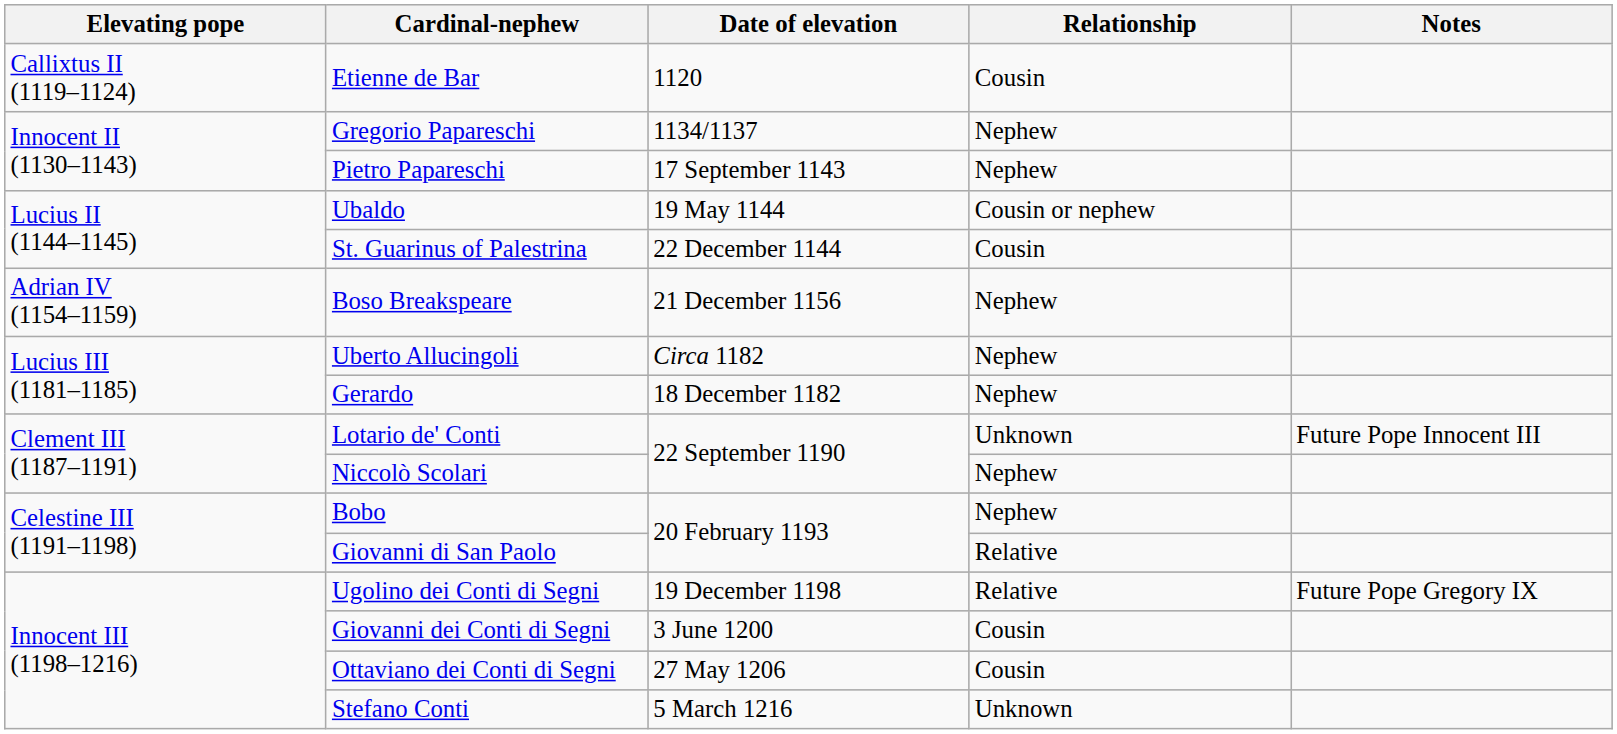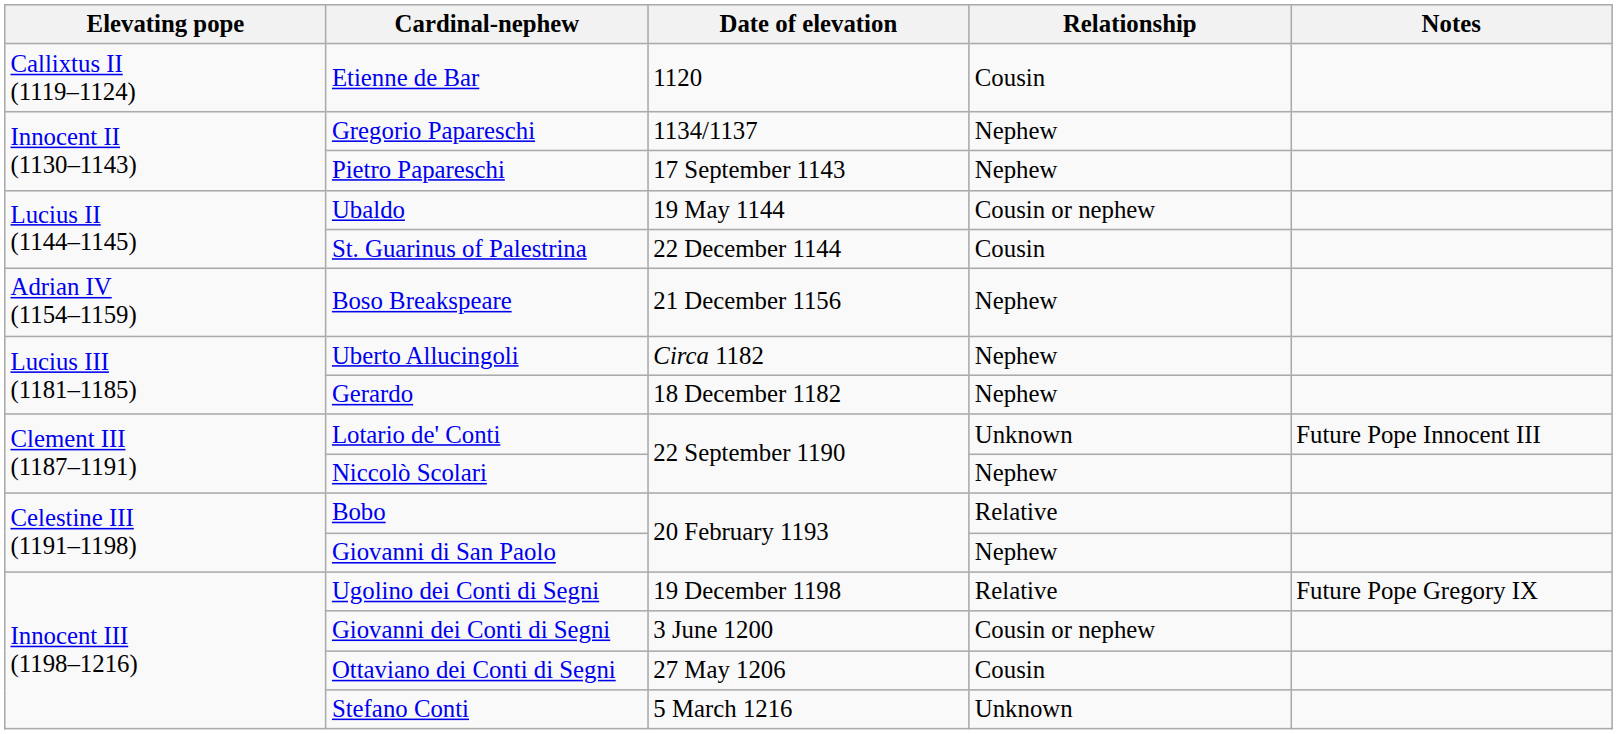(1016, 512) Nephew -> (1016, 512) Relative
(1016, 551) Relative -> (1016, 551) Nephew
(1010, 630) Cousin -> (1065, 630) Cousin or nephew
